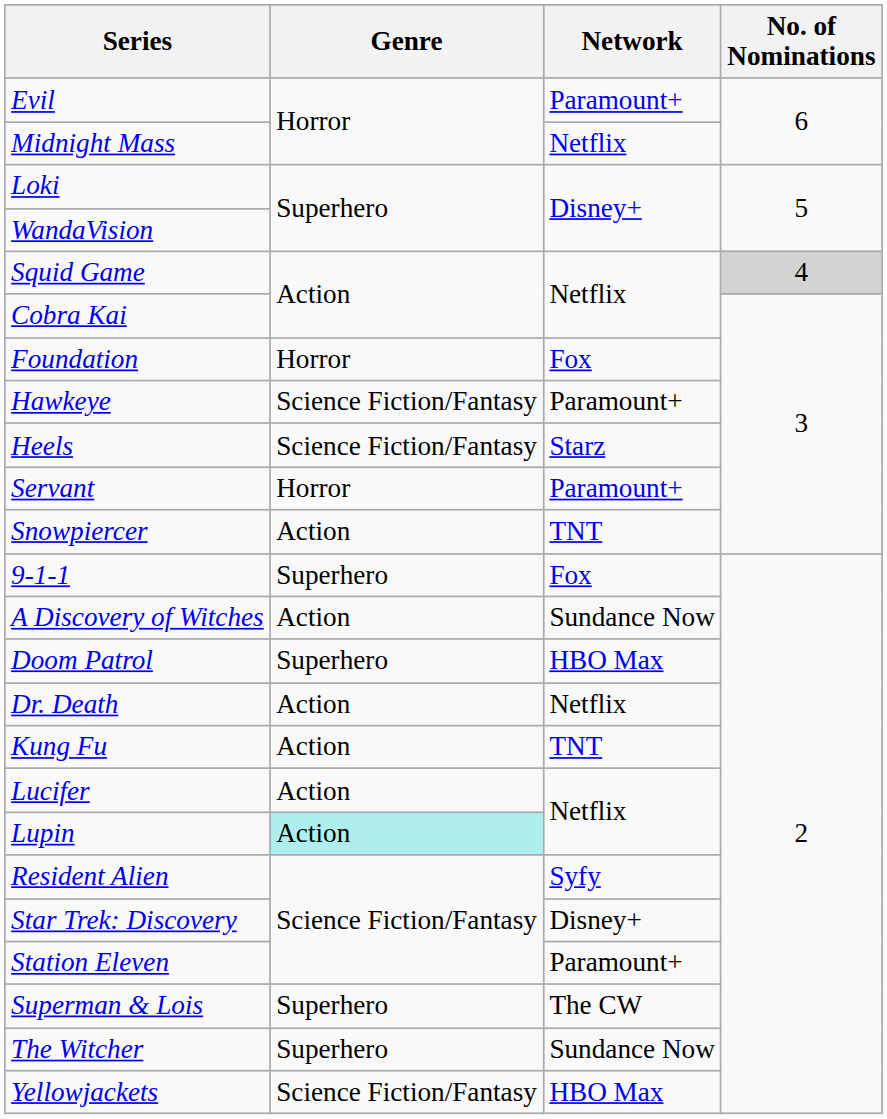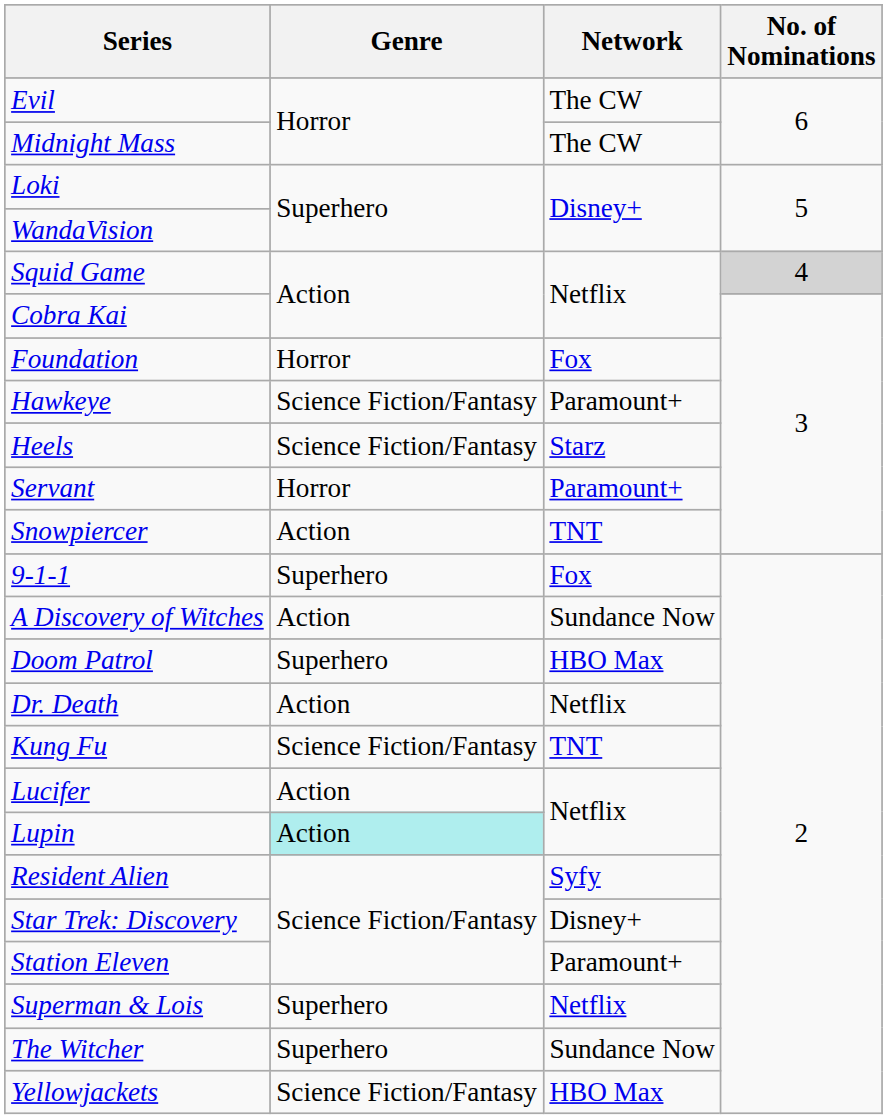(616, 99) Paramount+ -> (596, 99) The CW
(588, 142) Netflix -> (596, 142) The CW
(313, 746) Action -> (407, 746) Science Fiction/Fantasy
(596, 1005) The CW -> (588, 1005) Netflix
